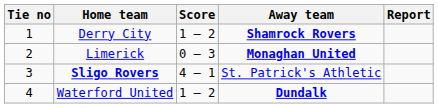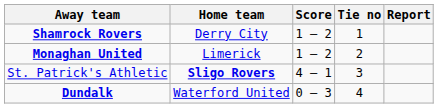columns swapped: (29, 14) <-> (301, 14)
(197, 54) 0 – 3 -> (314, 54) 1 – 2
(197, 93) 1 – 2 -> (314, 93) 0 – 3
